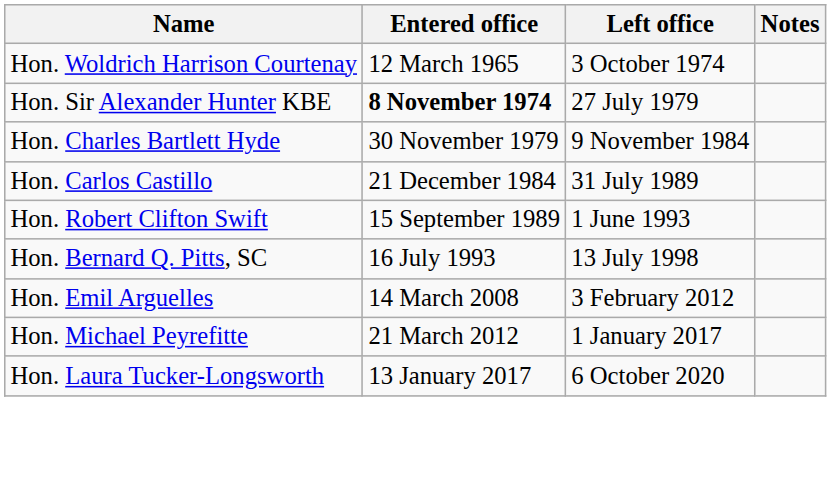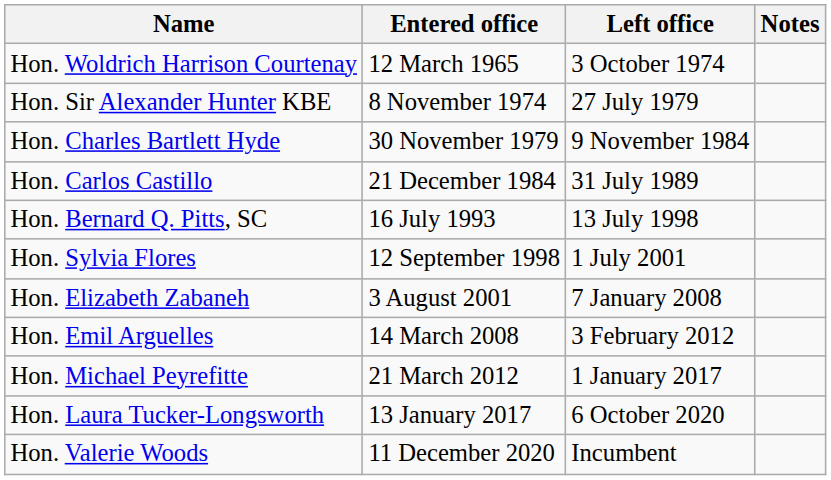(460, 102) bold -> (457, 102) normal
- row: (139, 219)
+ row: (103, 258)
+ row: (130, 297)
+ row: (109, 453)
